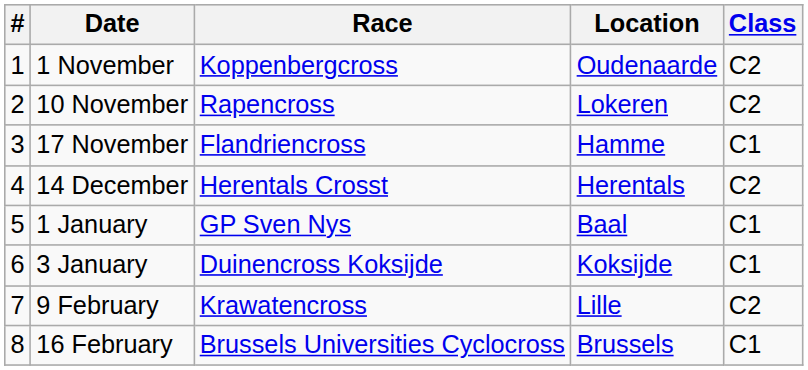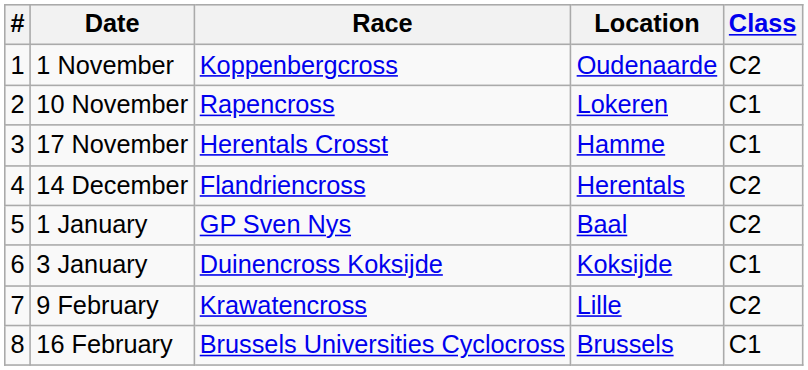(745, 104) C2 -> (745, 104) C1
(283, 144) Flandriencross -> (294, 144) Herentals Crosst
(294, 184) Herentals Crosst -> (283, 184) Flandriencross
(745, 225) C1 -> (745, 225) C2
